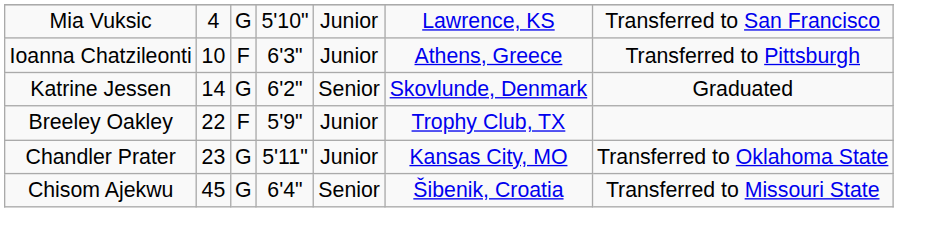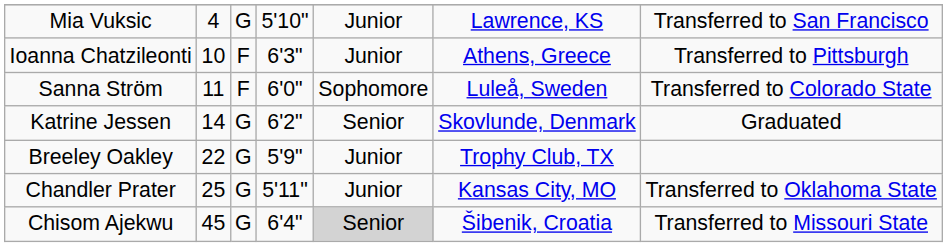+ row: (101, 88)
(243, 122) F -> (243, 156) G
(213, 156) 23 -> (213, 190) 25
(349, 190) no background -> (373, 223) lightgrey background
